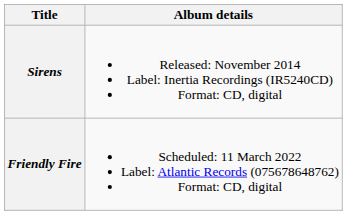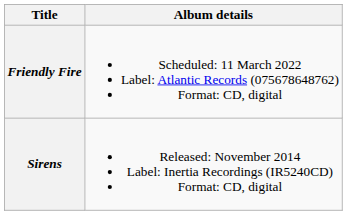rows swapped: (45, 71) <-> (45, 164)
